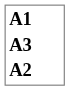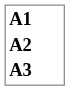rows swapped: (21, 70) <-> (30, 45)
